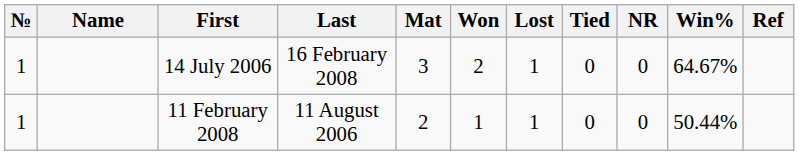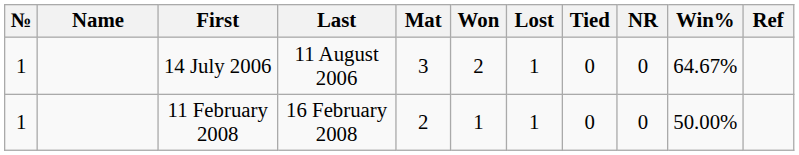(337, 65) 16 February 2008 -> (337, 65) 11 August 2006
(337, 122) 11 August 2006 -> (337, 122) 16 February 2008
(705, 122) 50.44% -> (705, 122) 50.00%
